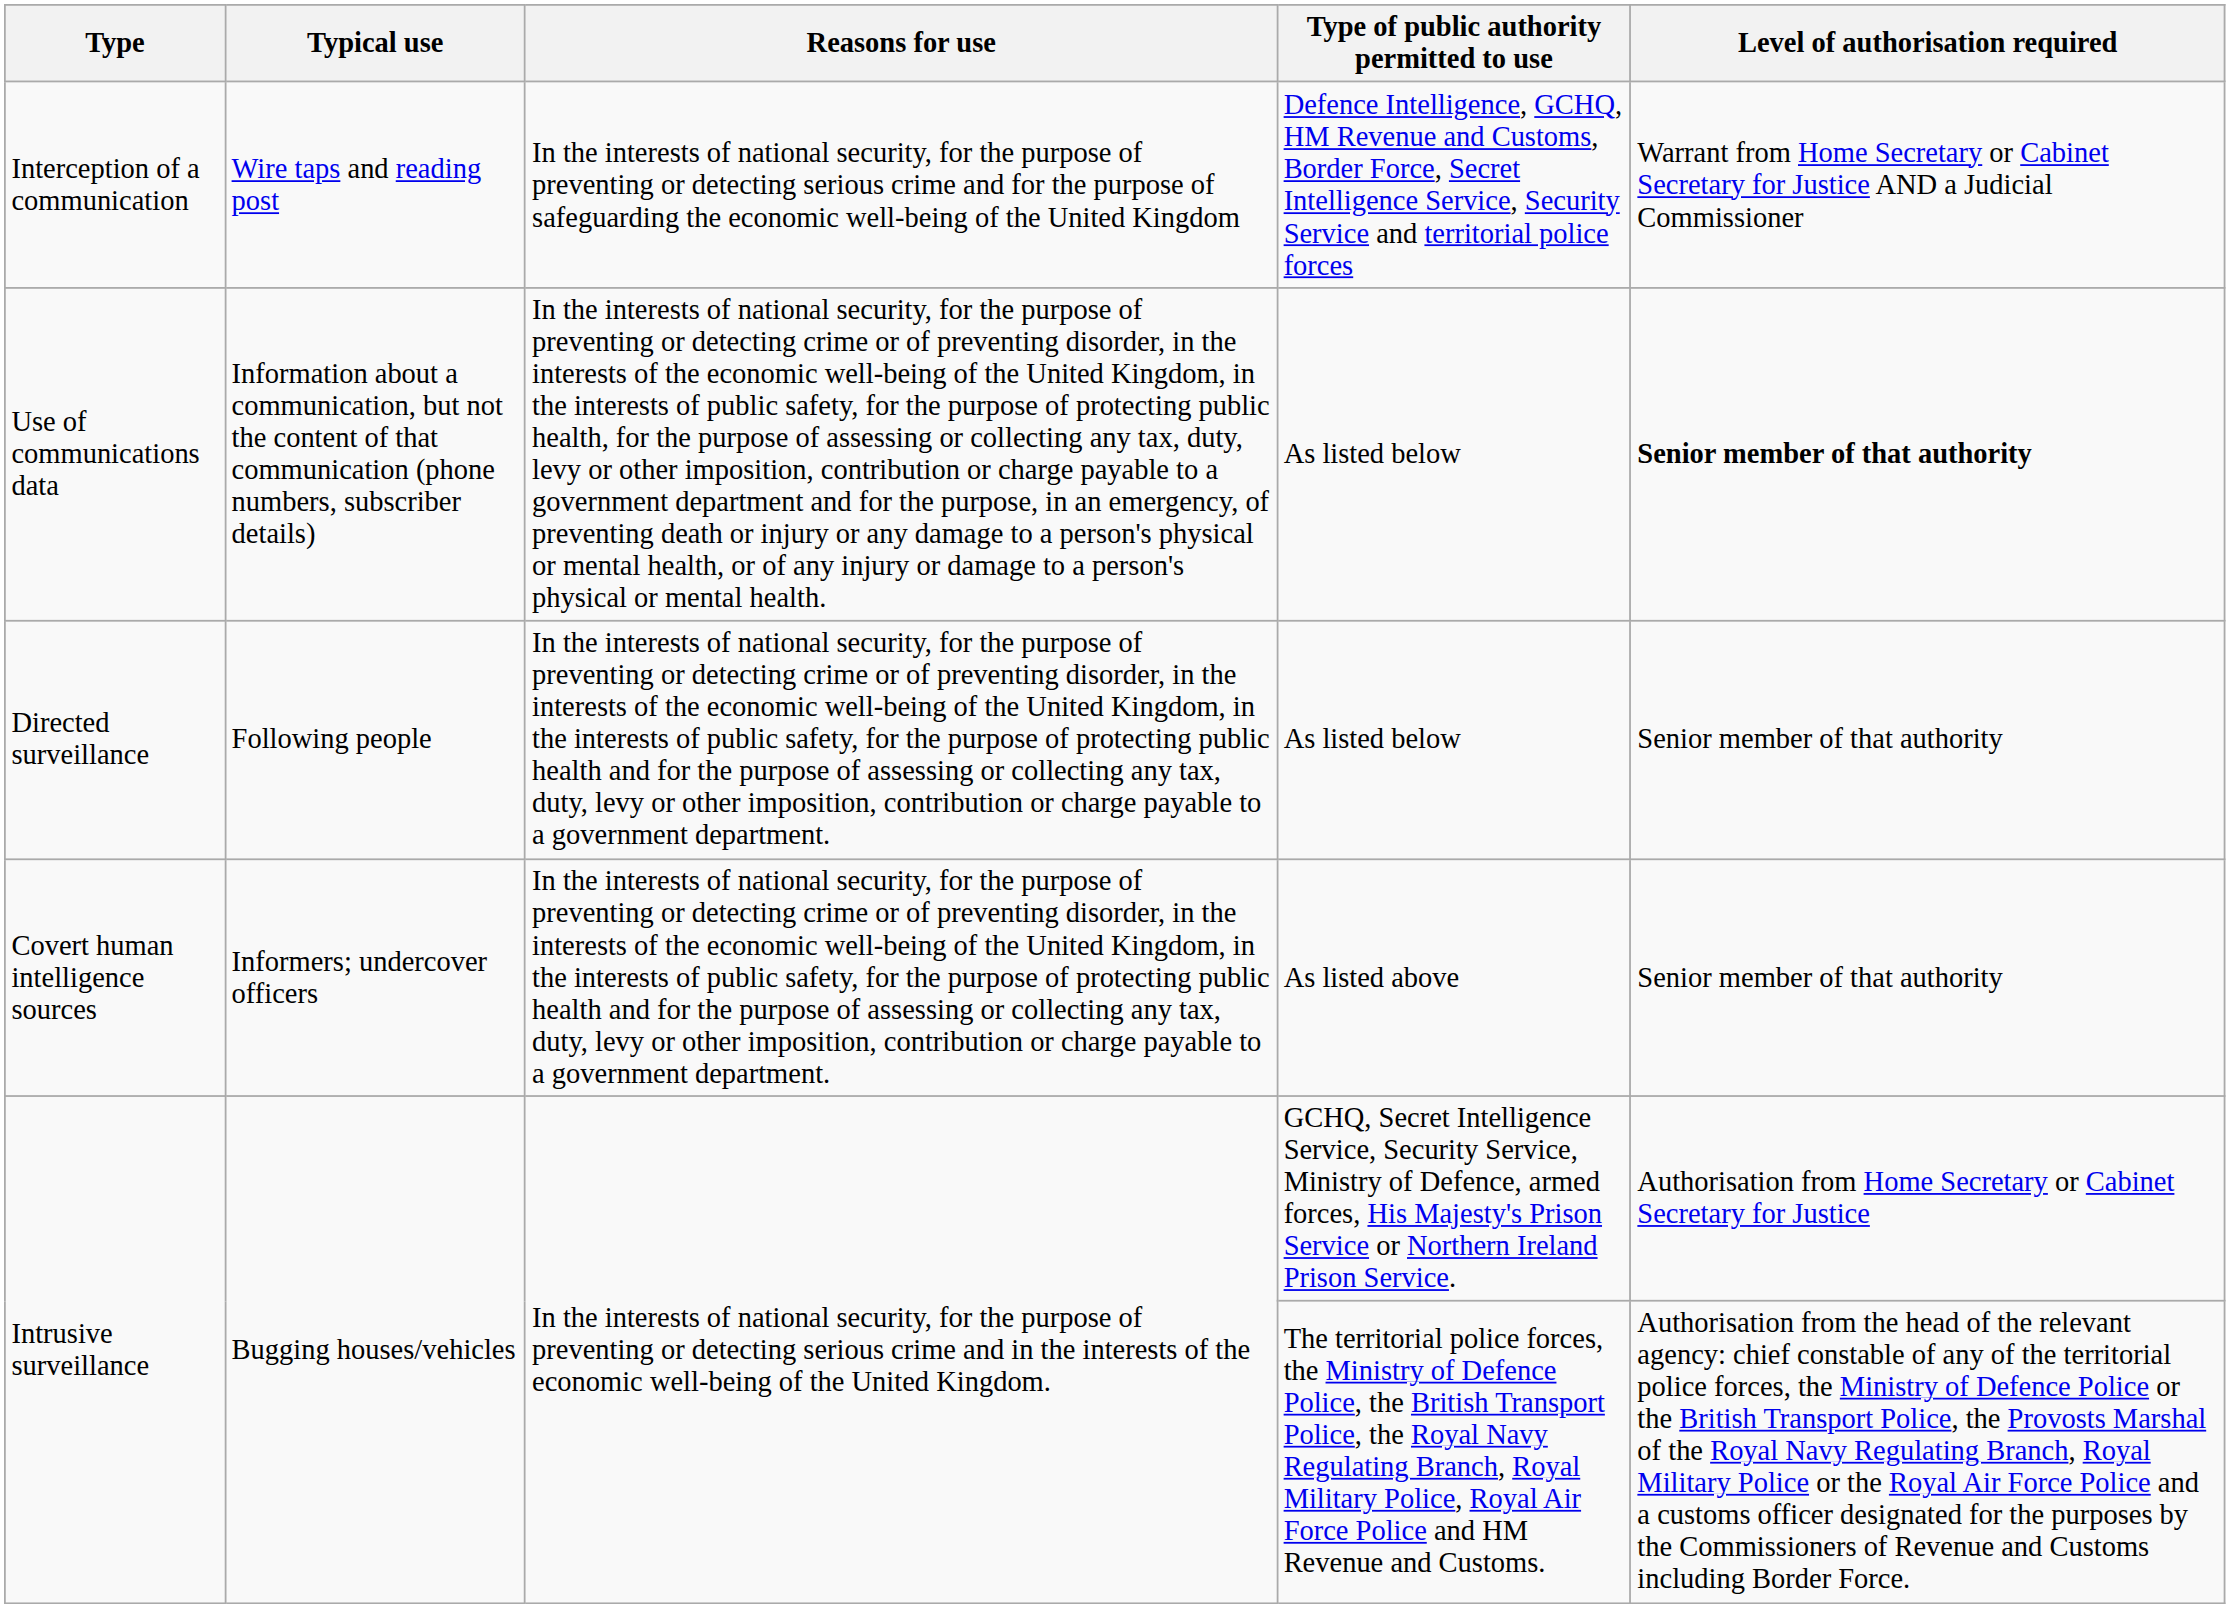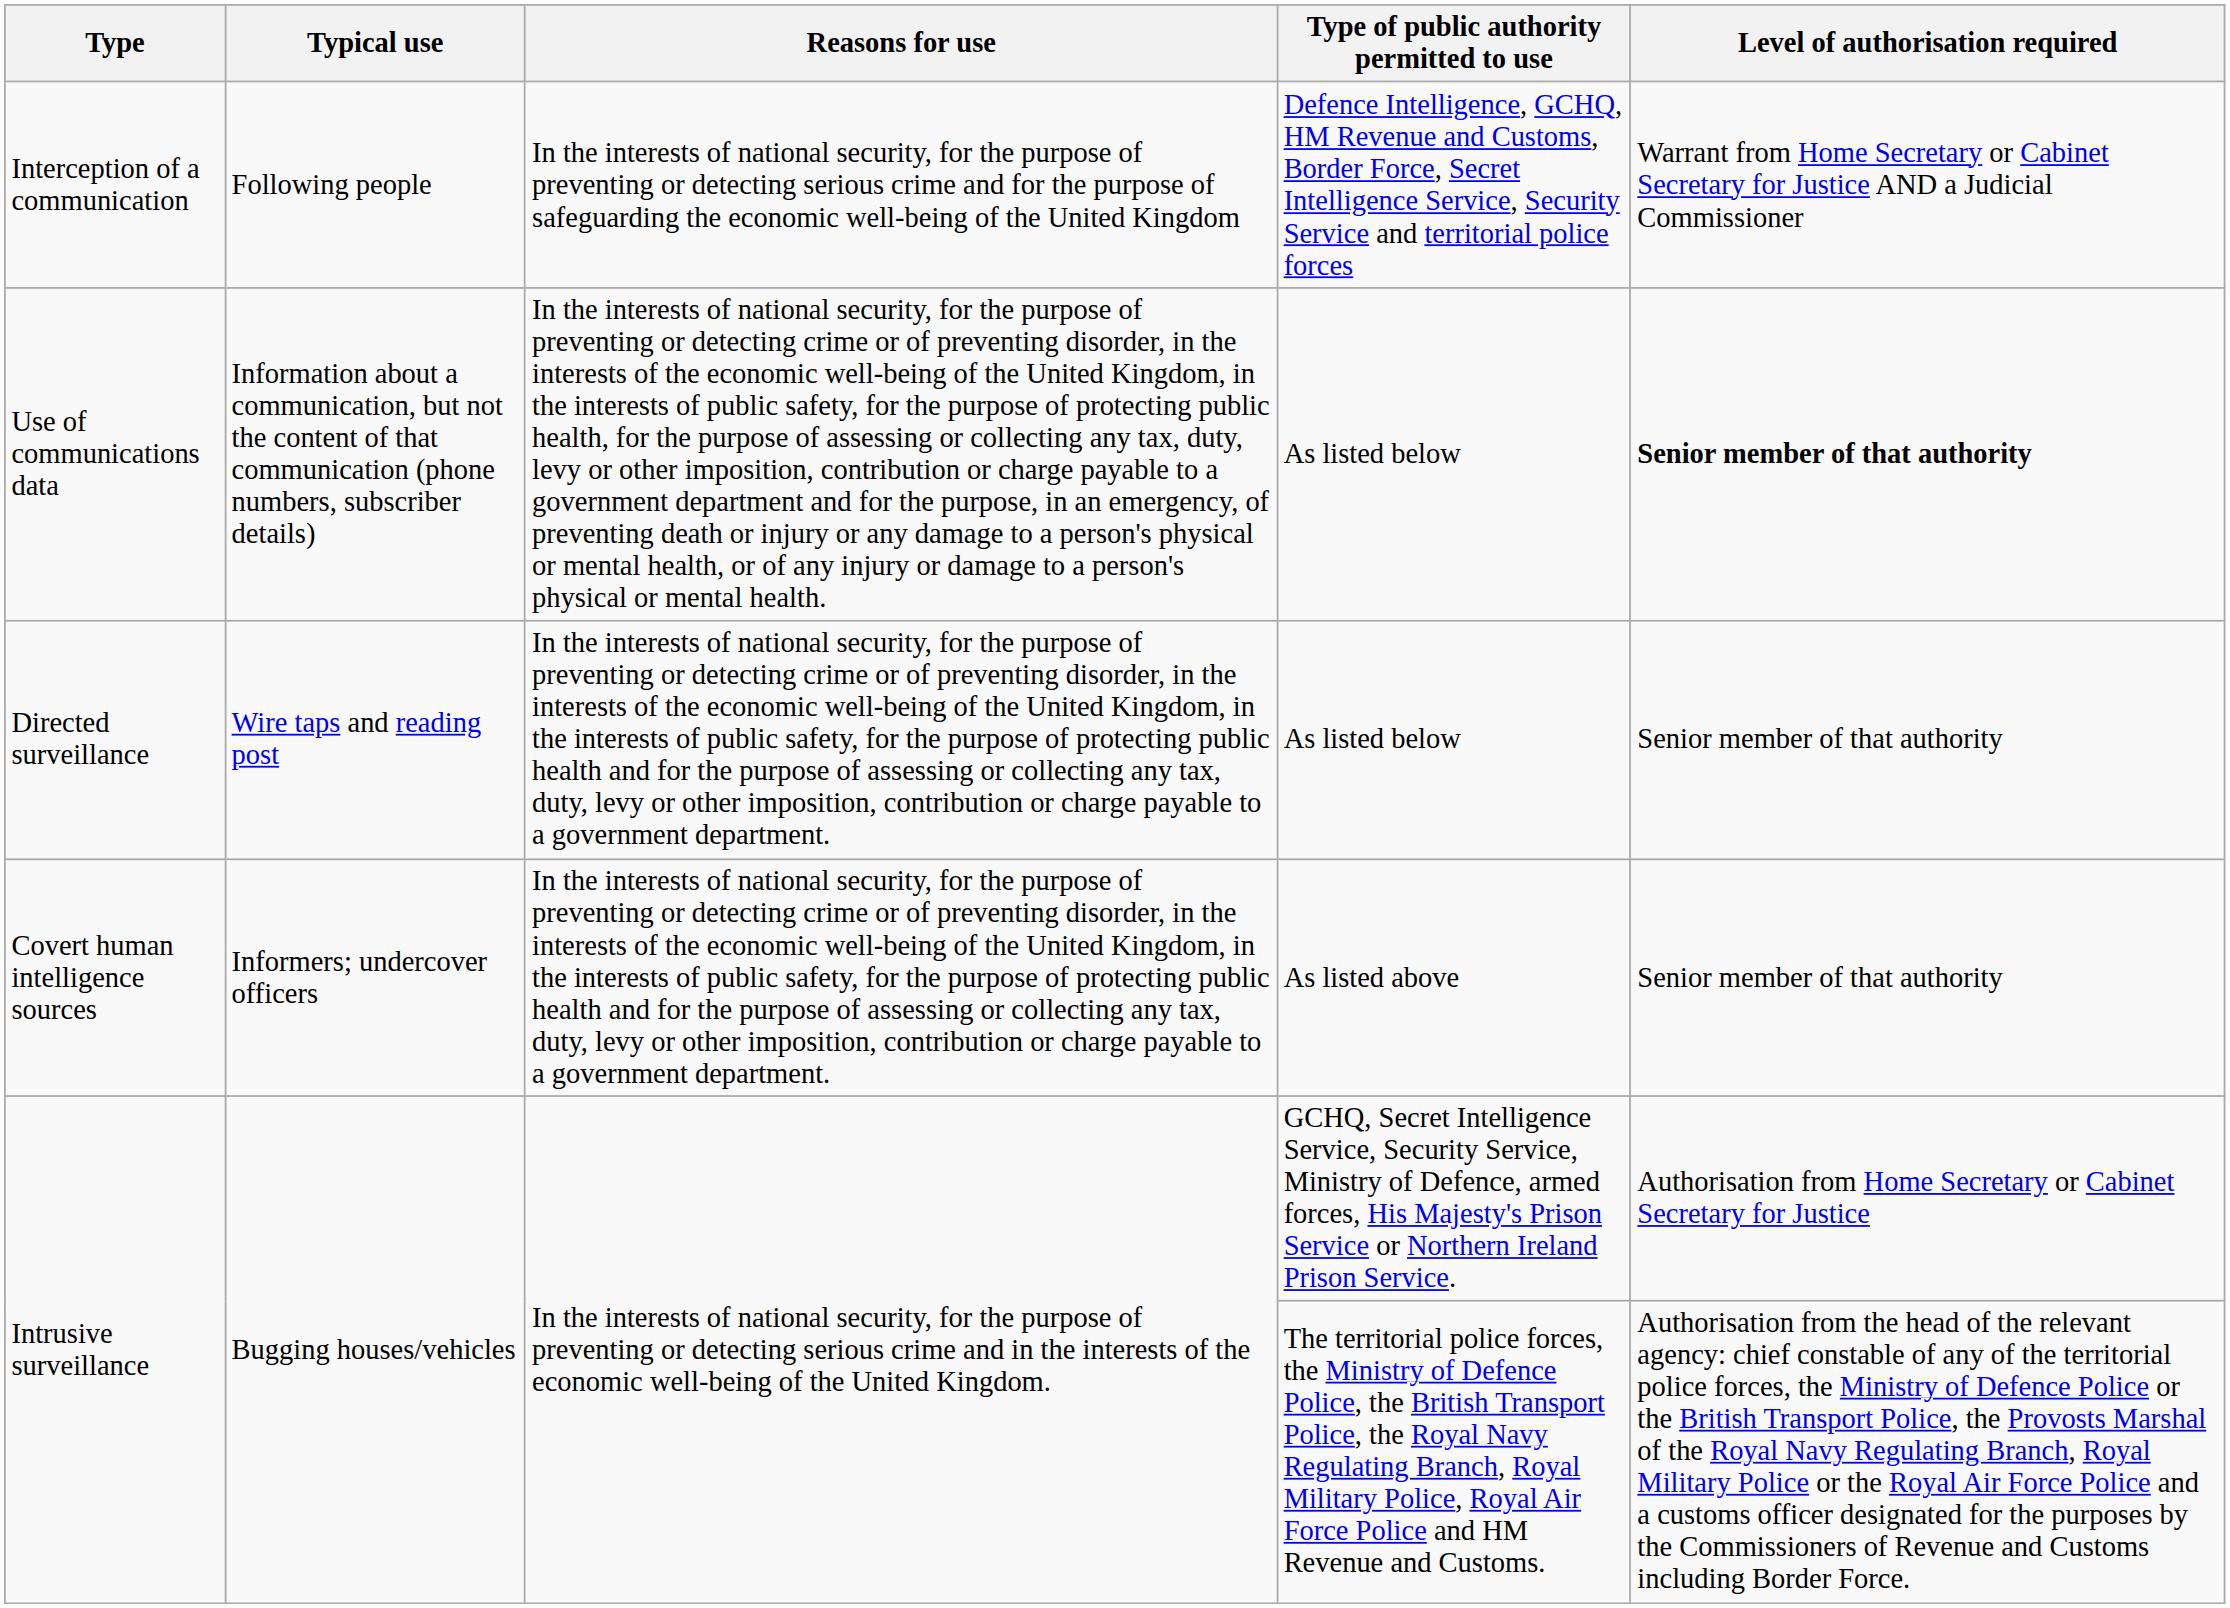(356, 184) Wire taps and reading post -> (332, 184) Following people
(332, 739) Following people -> (356, 739) Wire taps and reading post
